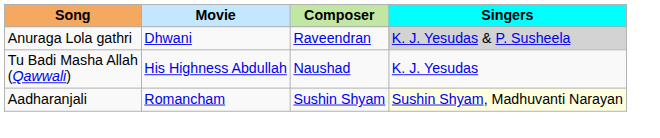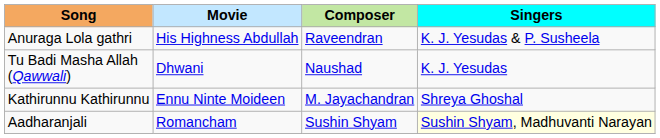(168, 38) Dhwani -> (227, 38) His Highness Abdullah
(481, 38) lightgrey background -> (510, 38) no background
(216, 68) His Highness Abdullah -> (180, 68) Dhwani
+ row: (79, 99)
